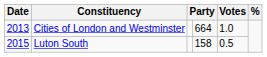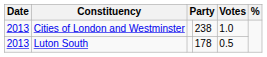(203, 28) 664 -> (203, 28) 238
(18, 44) 2015 -> (18, 44) 2013
(203, 44) 158 -> (203, 44) 178
